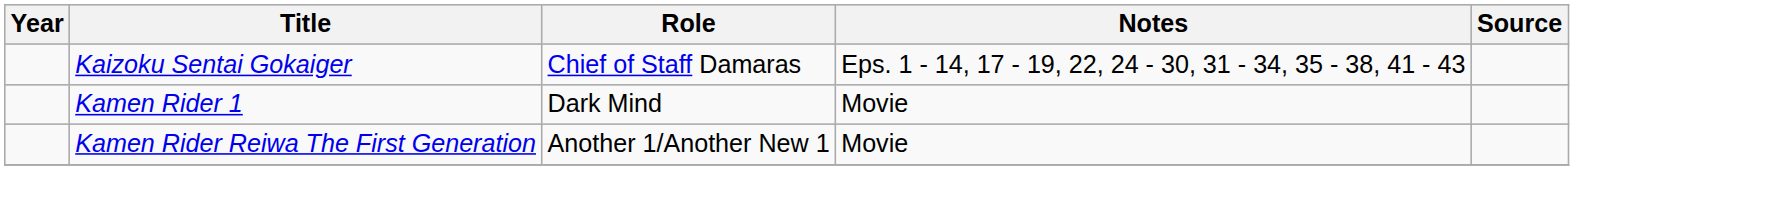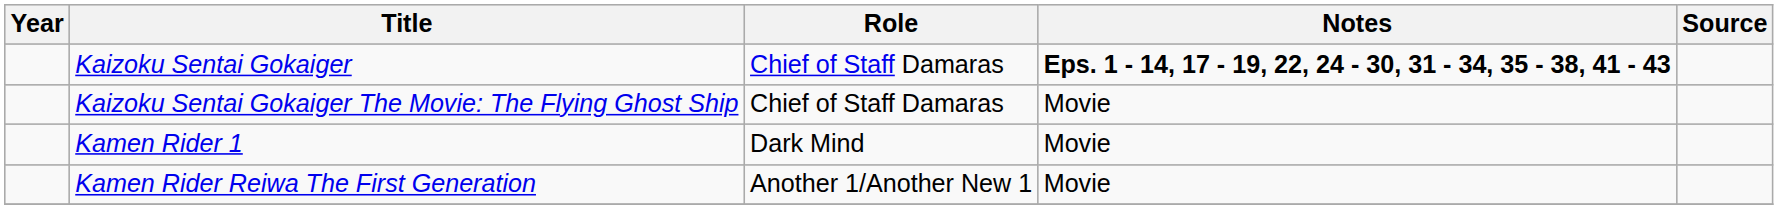(1153, 64) normal -> (1357, 64) bold
+ row: (407, 104)
